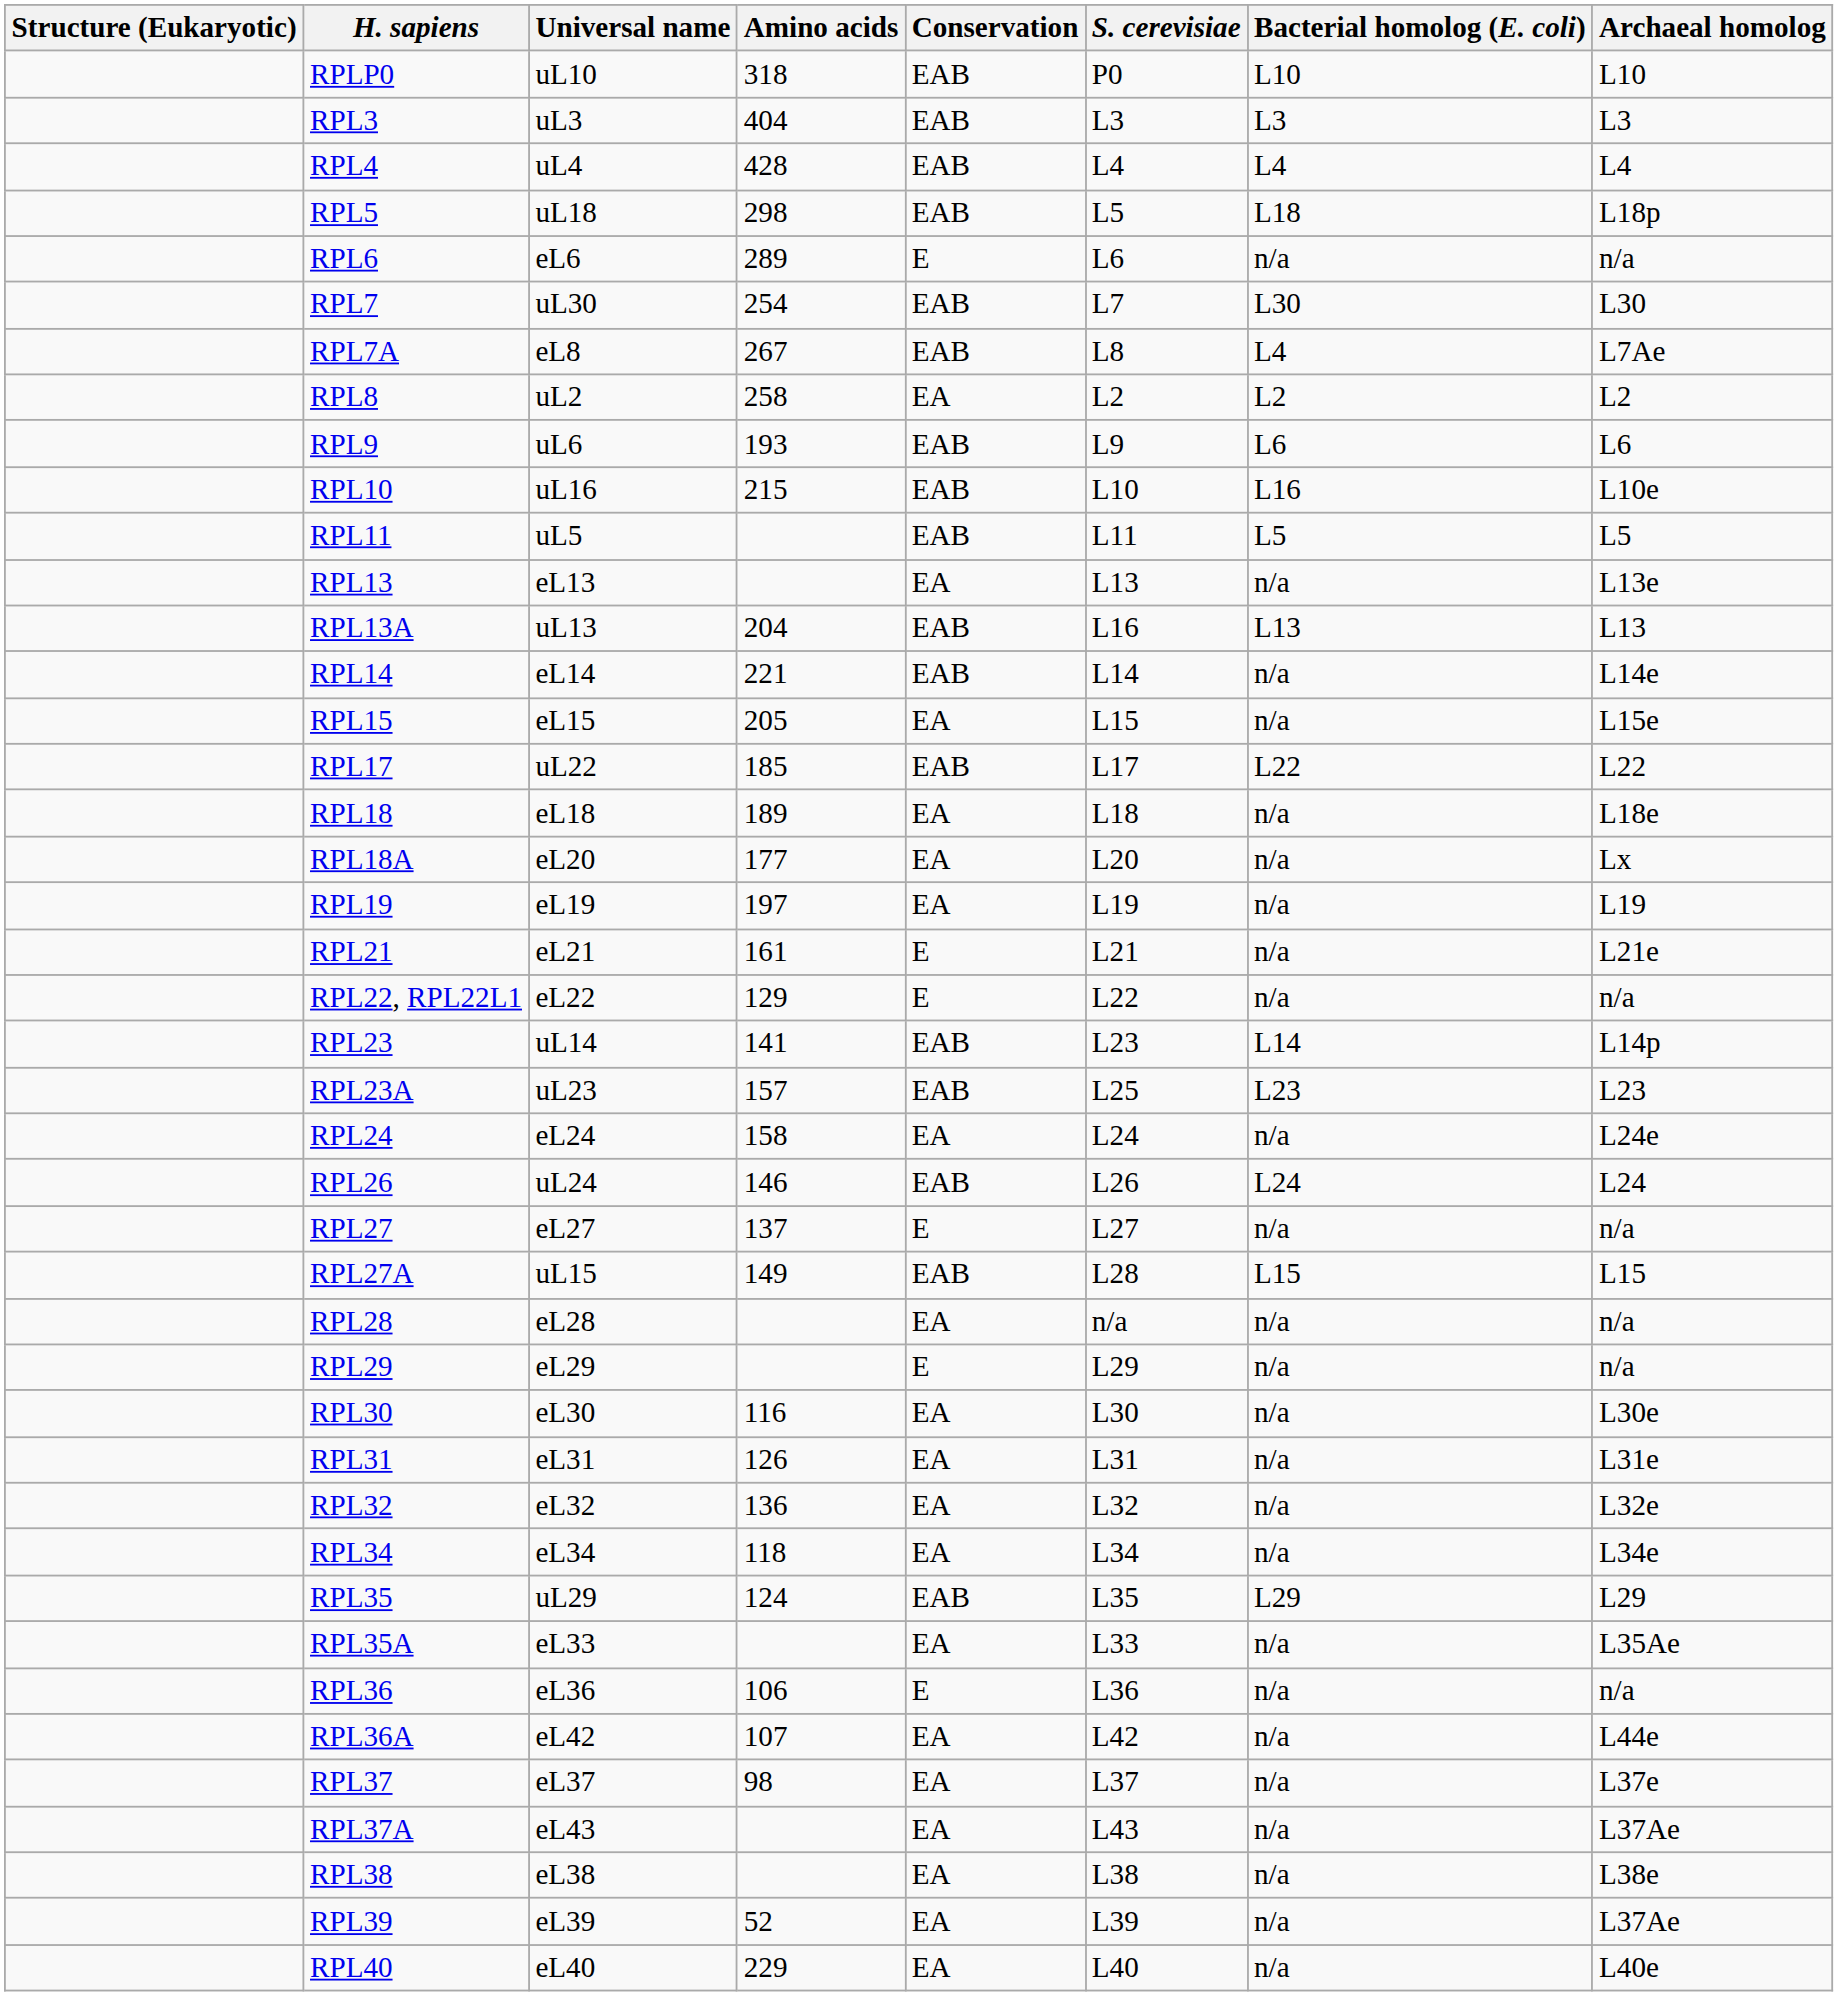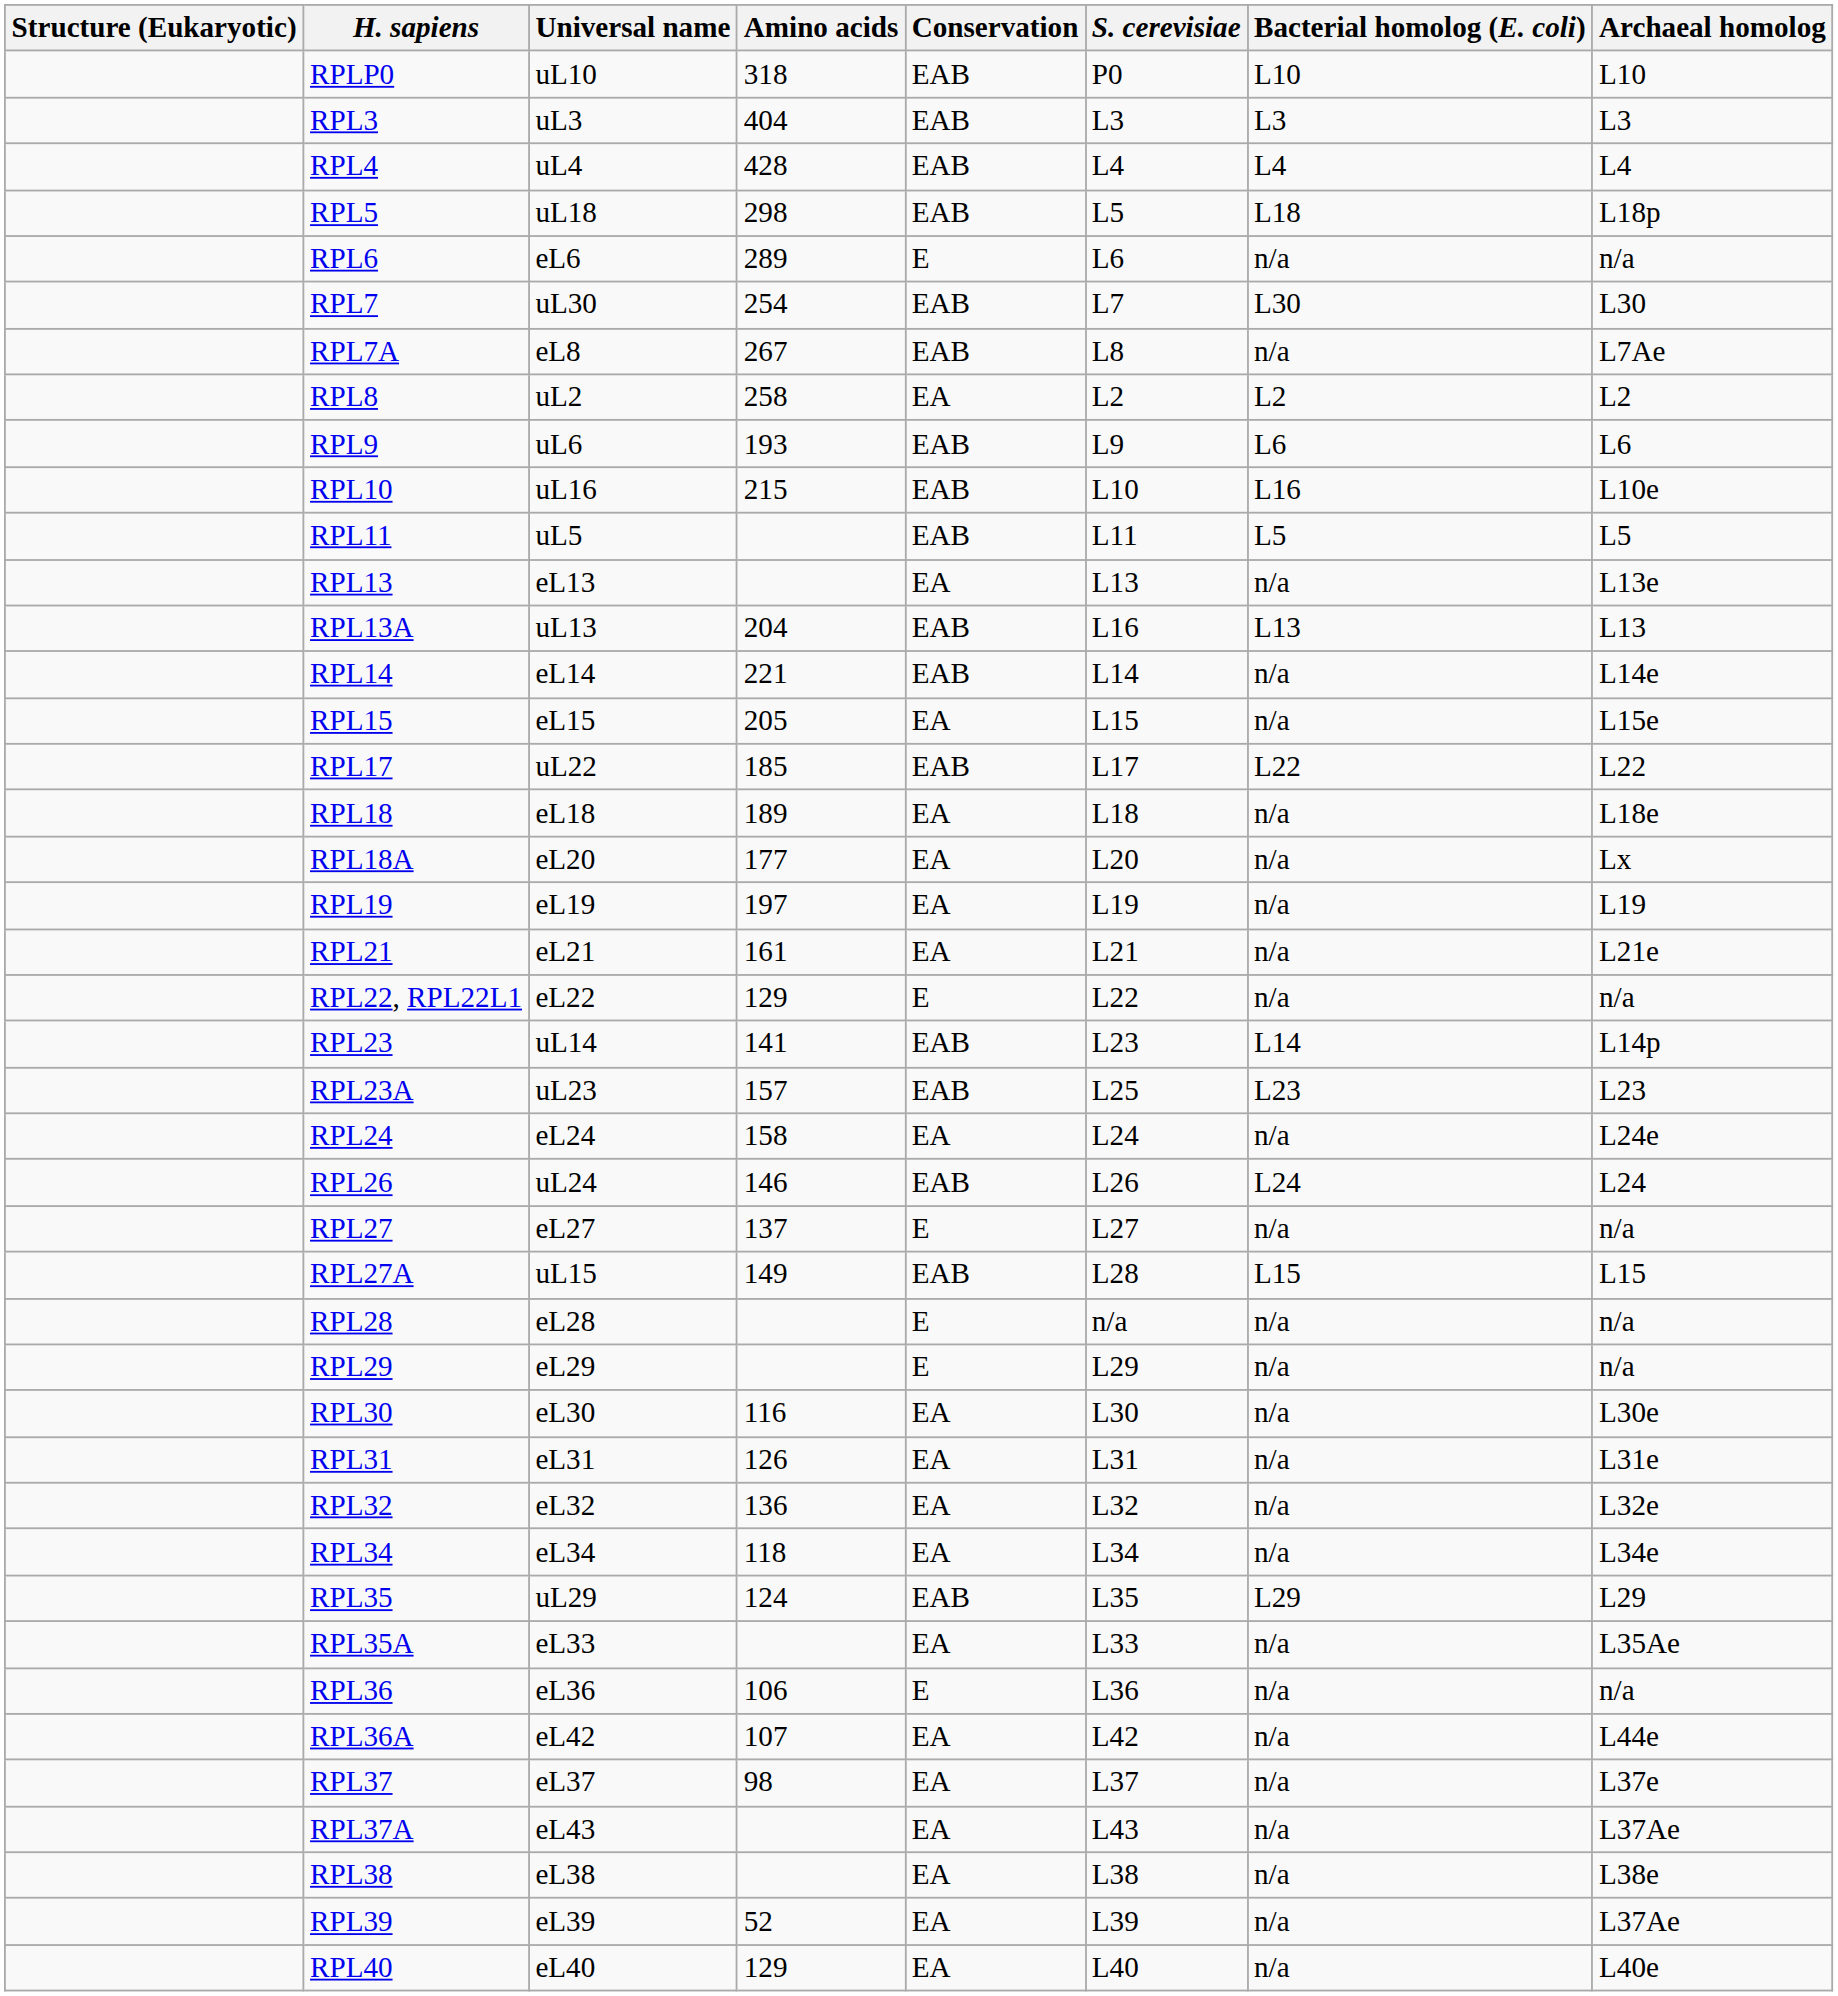(1270, 350) L4 -> (1272, 350) n/a
(921, 951) E -> (931, 951) EA
(931, 1320) EA -> (921, 1320) E
(766, 1967) 229 -> (766, 1967) 129
